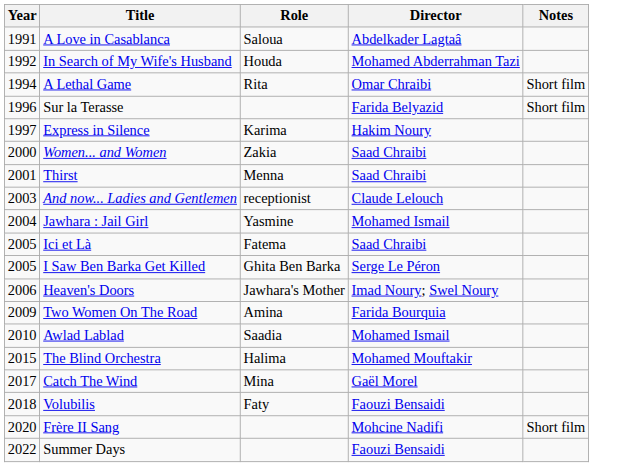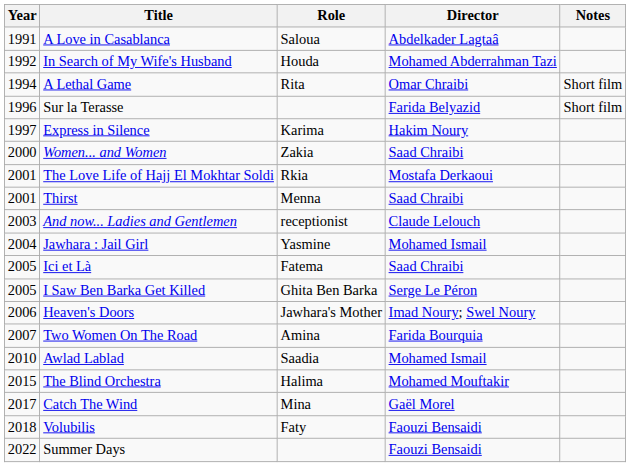+ row: (159, 175)
(22, 312) 2009 -> (22, 335) 2007
- row: (81, 426)
